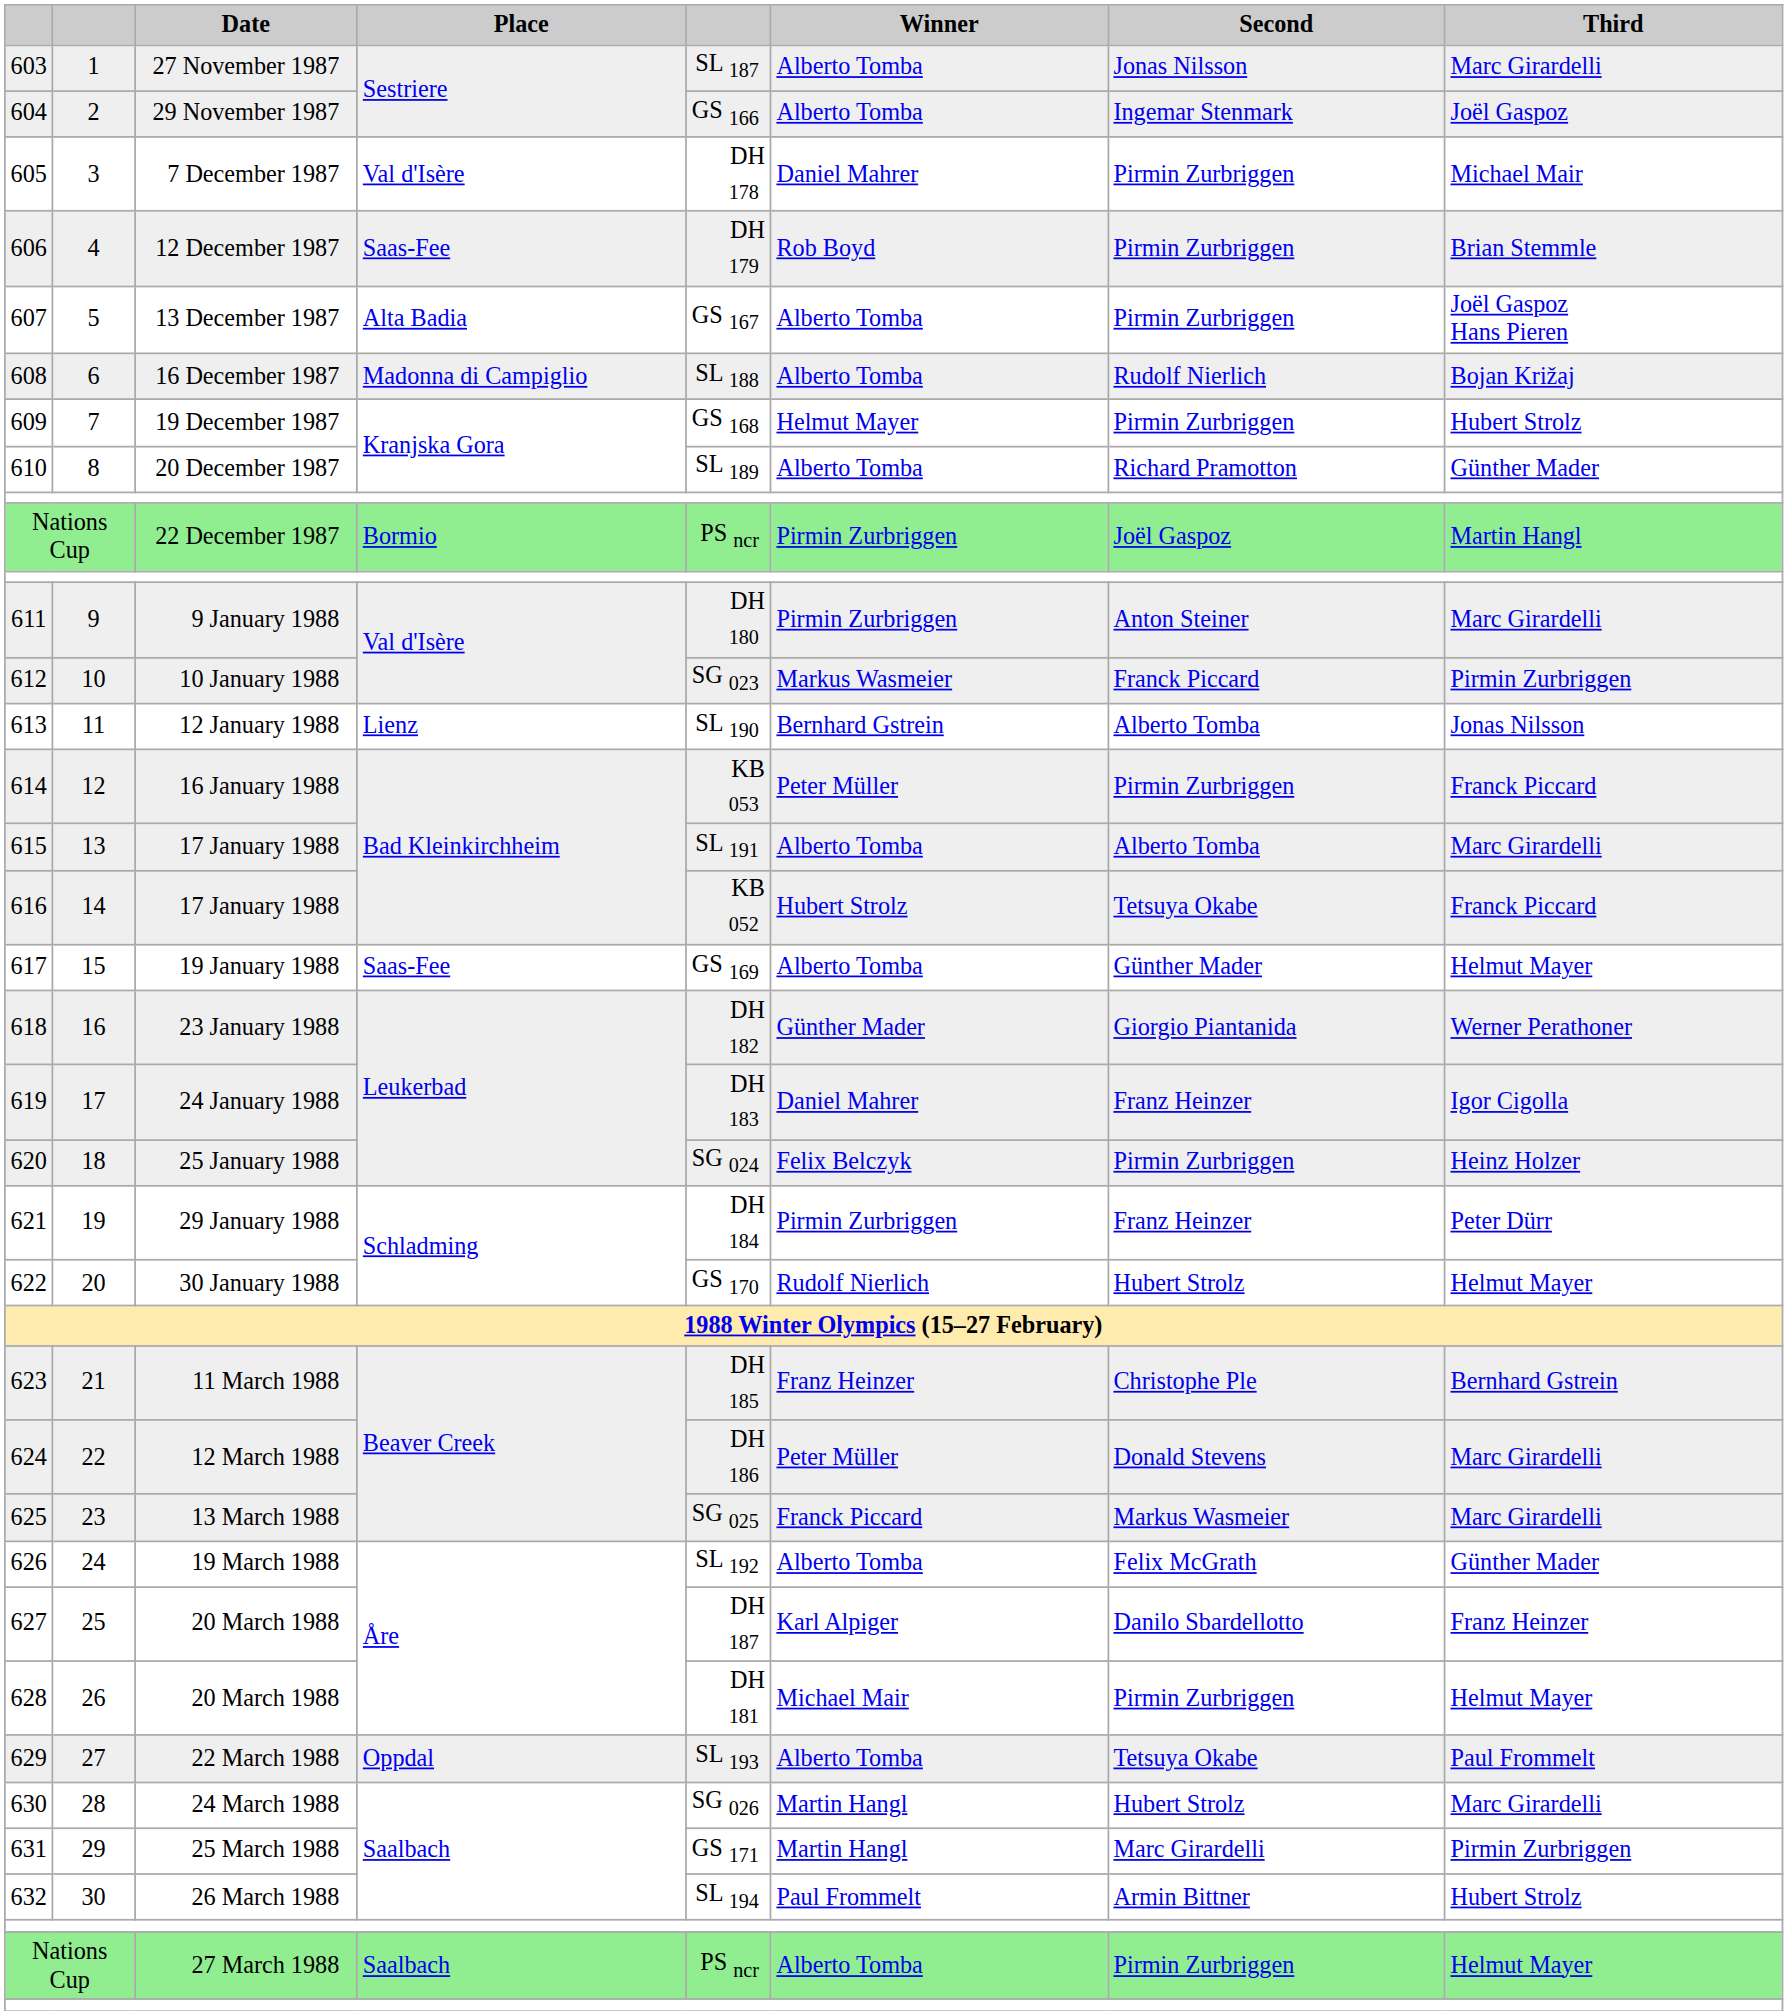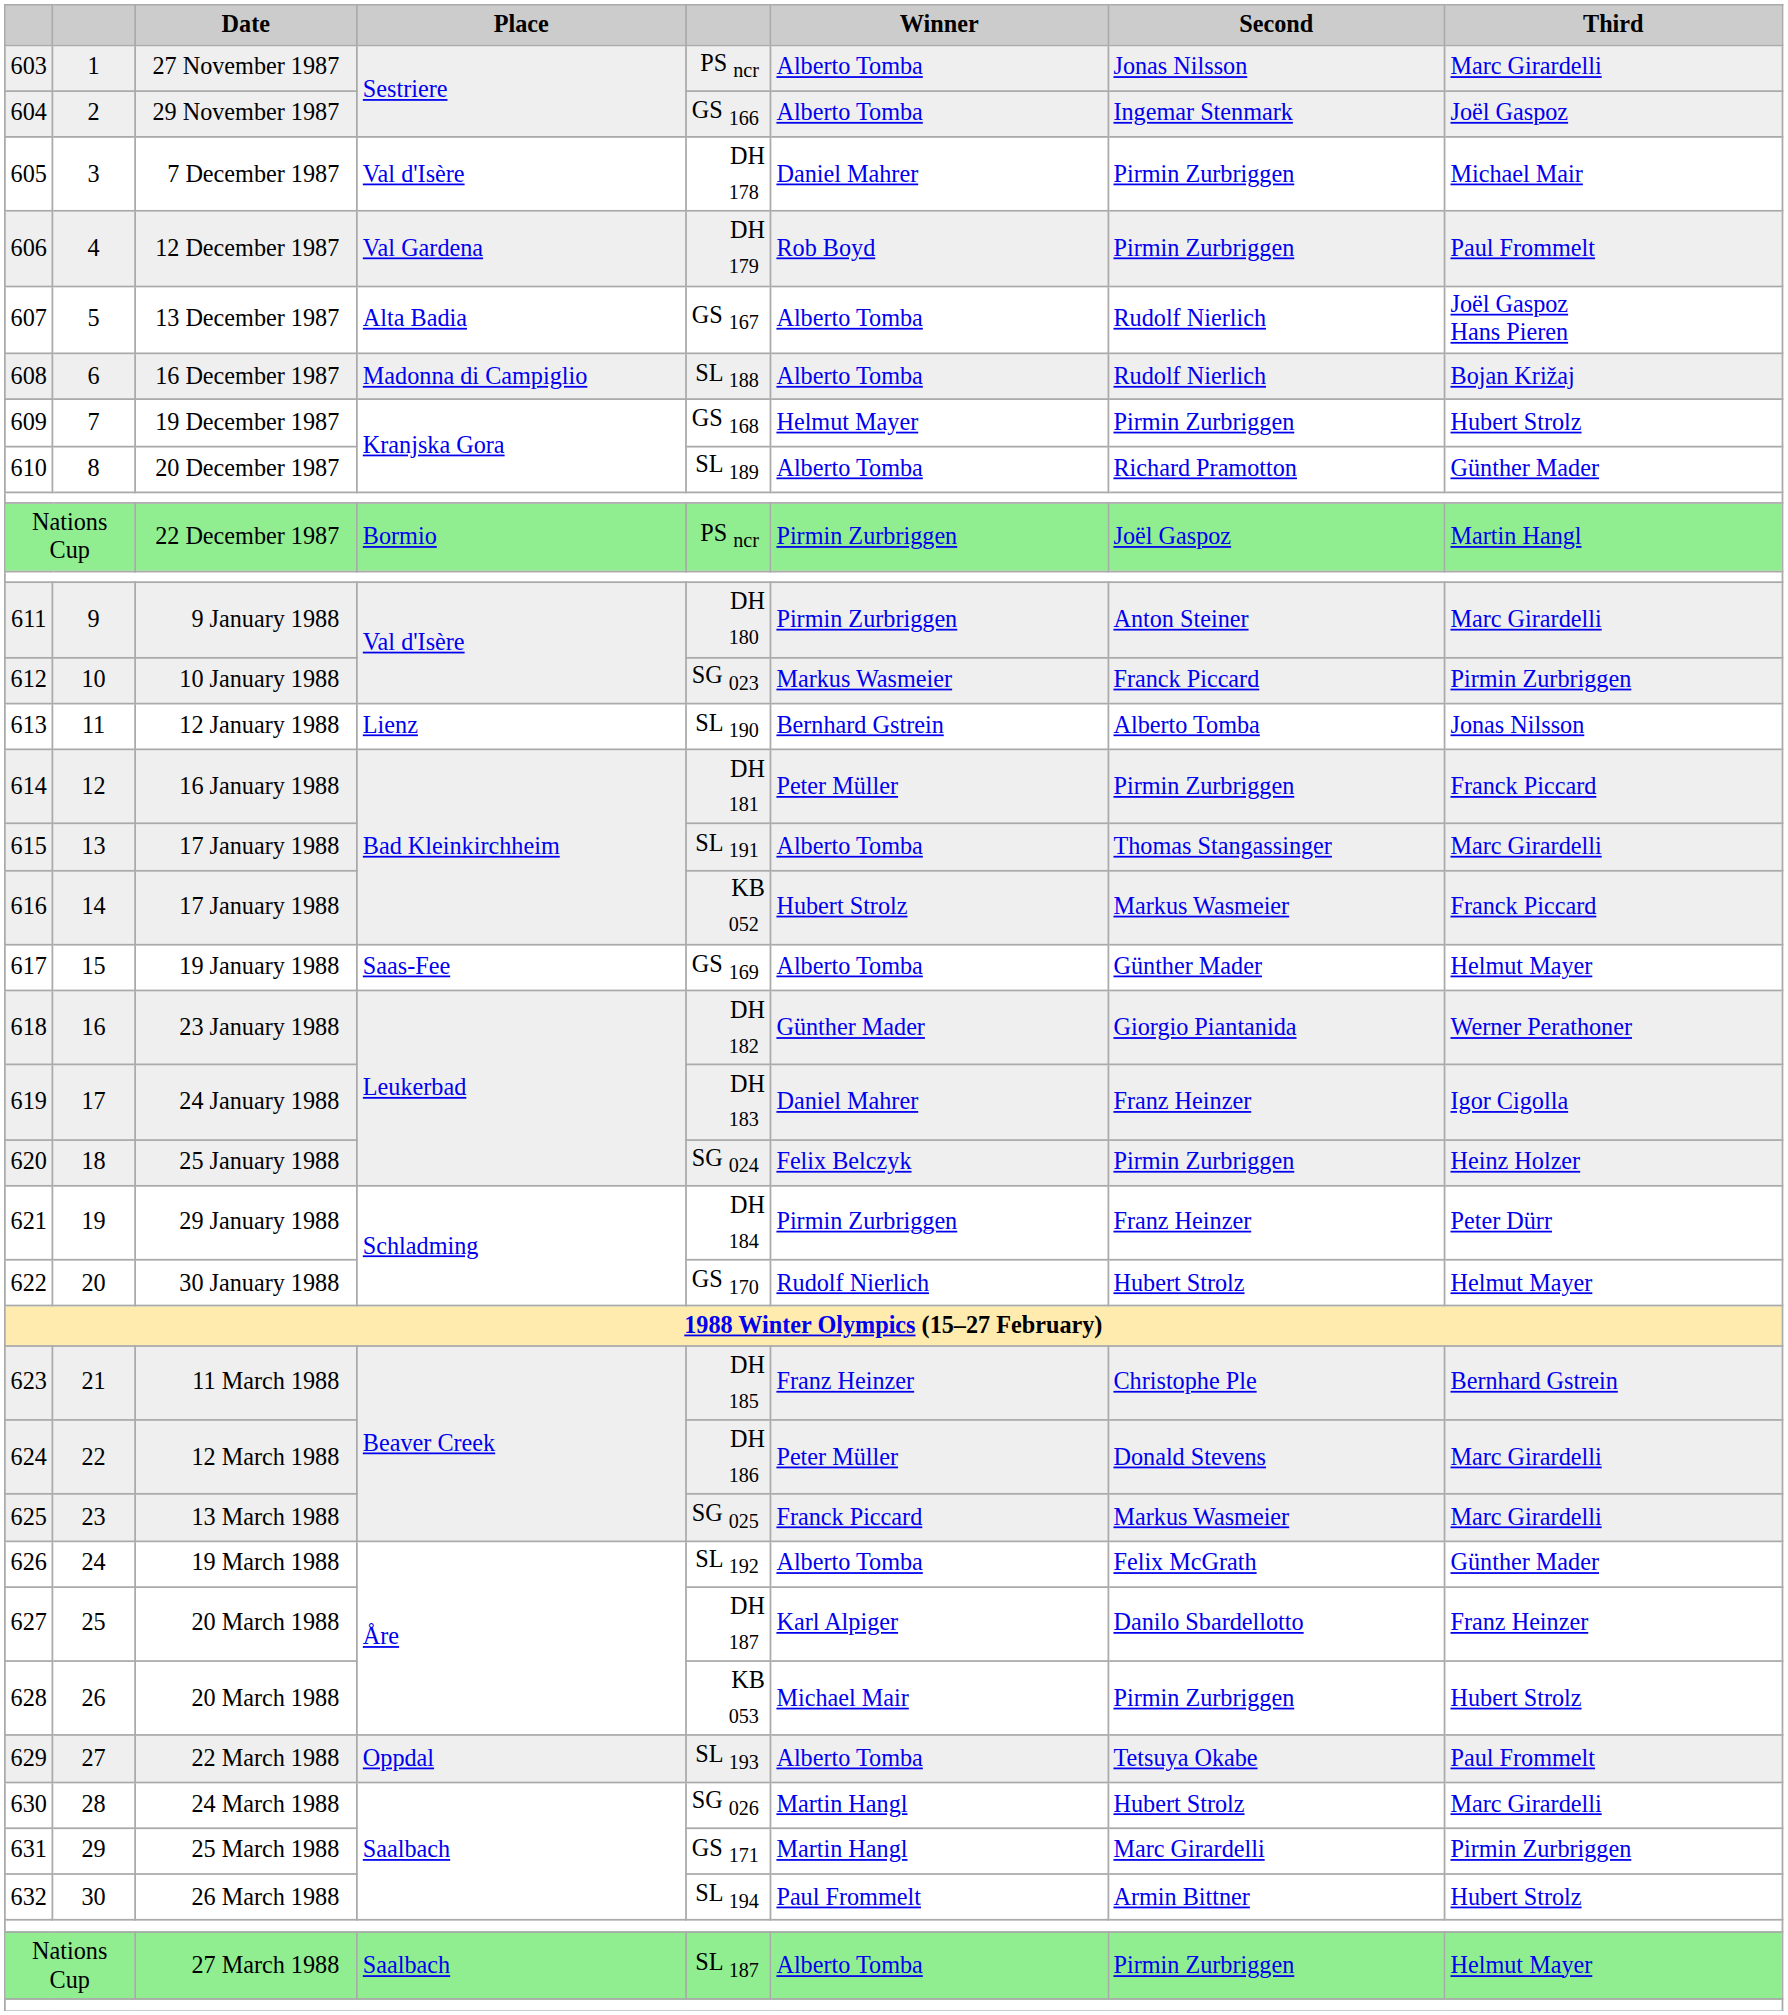(730, 66) SL 187 -> (733, 66) PS ncr
(407, 247) Saas-Fee -> (423, 247) Val Gardena
(1523, 247) Brian Stemmle -> (1523, 247) Paul Frommelt
(1204, 318) Pirmin Zurbriggen -> (1190, 318) Rudolf Nierlich
(747, 785) KB 053 -> (747, 785) DH 181
(1187, 846) Alberto Tomba -> (1223, 846) Thomas Stangassinger
(1186, 906) Tetsuya Okabe -> (1201, 906) Markus Wasmeier
(747, 1696) DH 181 -> (747, 1696) KB 053
(1521, 1697) Helmut Mayer -> (1516, 1697) Hubert Strolz
(733, 1964) PS ncr -> (730, 1964) SL 187
